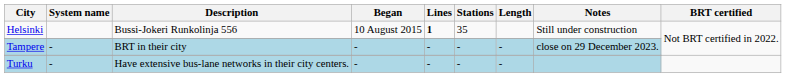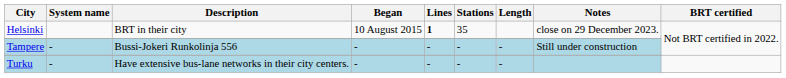(176, 30) Bussi-Jokeri Runkolinja 556 -> (151, 30) BRT in their city
(587, 30) Still under construction -> (598, 30) close on 29 December 2023.
(151, 47) BRT in their city -> (176, 47) Bussi-Jokeri Runkolinja 556
(598, 47) close on 29 December 2023. -> (587, 47) Still under construction
